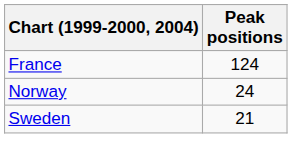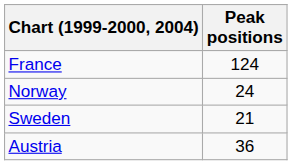+ row: (35, 145)
